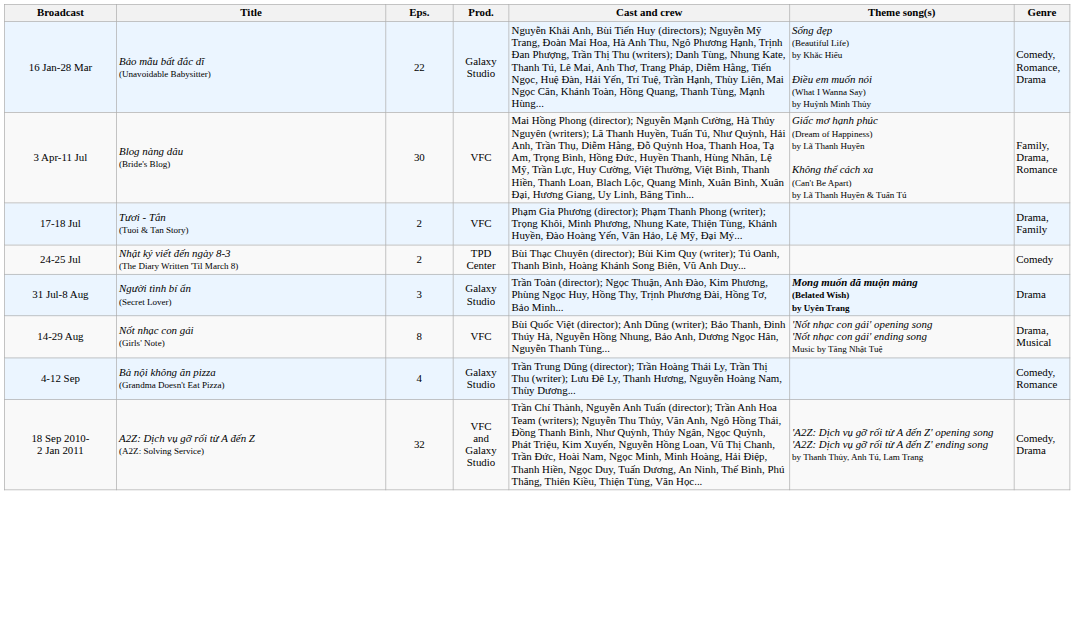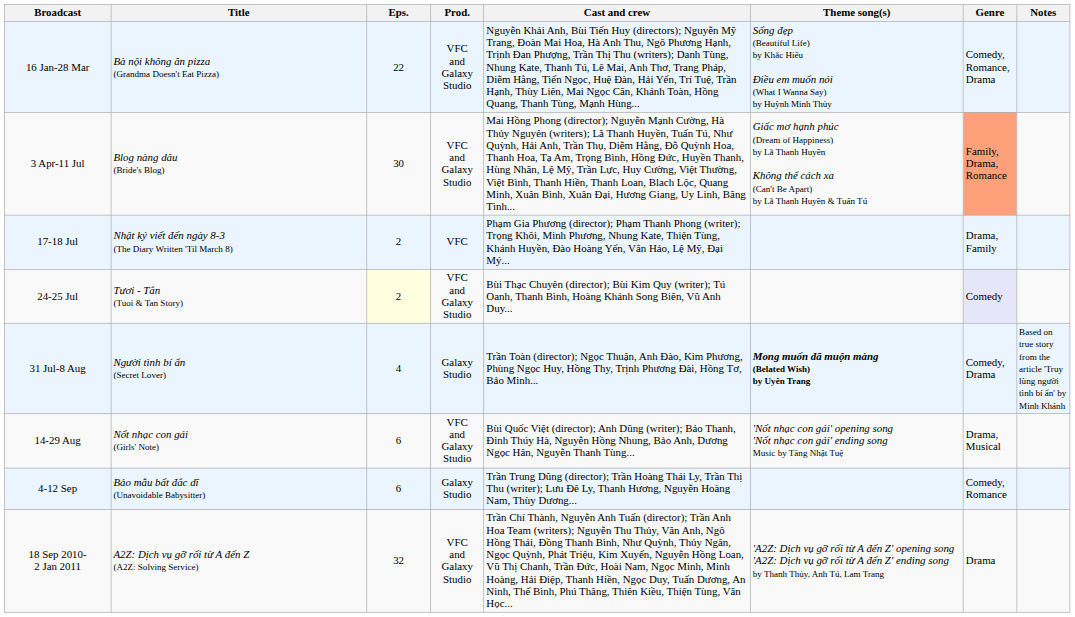+ column: (1043, 13)
(165, 67) Bảo mẫu bất đắc dĩ (Unavoidable Babysitter) -> (166, 67) Bà nội không ăn pizza (Grandma Doesn't Eat Pizza)
(481, 67) Galaxy Studio -> (457, 67) VFC and Galaxy Studio
(481, 157) VFC -> (457, 163) VFC and Galaxy Studio
(1037, 157) no background -> (986, 163) lightsalmon background
(154, 224) Tươi - Tắn (Tuoi & Tan Story) -> (173, 242) Nhật ký viết đến ngày 8-3 (The Diary Written 'Til March 8)
(179, 259) Nhật ký viết đến ngày 8-3 (The Diary Written 'Til March 8) -> (148, 296) Tươi - Tắn (Tuoi & Tan Story)
(419, 259) no background -> (399, 296) lightyellow background
(481, 259) TPD Center -> (457, 296) VFC and Galaxy Studio
(1035, 259) no background -> (984, 296) lavender background
(419, 295) 3 -> (399, 368) 4
(1031, 295) Drama -> (985, 368) Comedy, Drama
(419, 336) 8 -> (399, 441) 6
(481, 336) VFC -> (457, 441) VFC and Galaxy Studio
(172, 378) Bà nội không ăn pizza (Grandma Doesn't Eat Pizza) -> (159, 488) Bảo mẫu bất đắc dĩ (Unavoidable Babysitter)
(419, 378) 4 -> (399, 488) 6
(1036, 444) Comedy, Drama -> (981, 561) Drama
